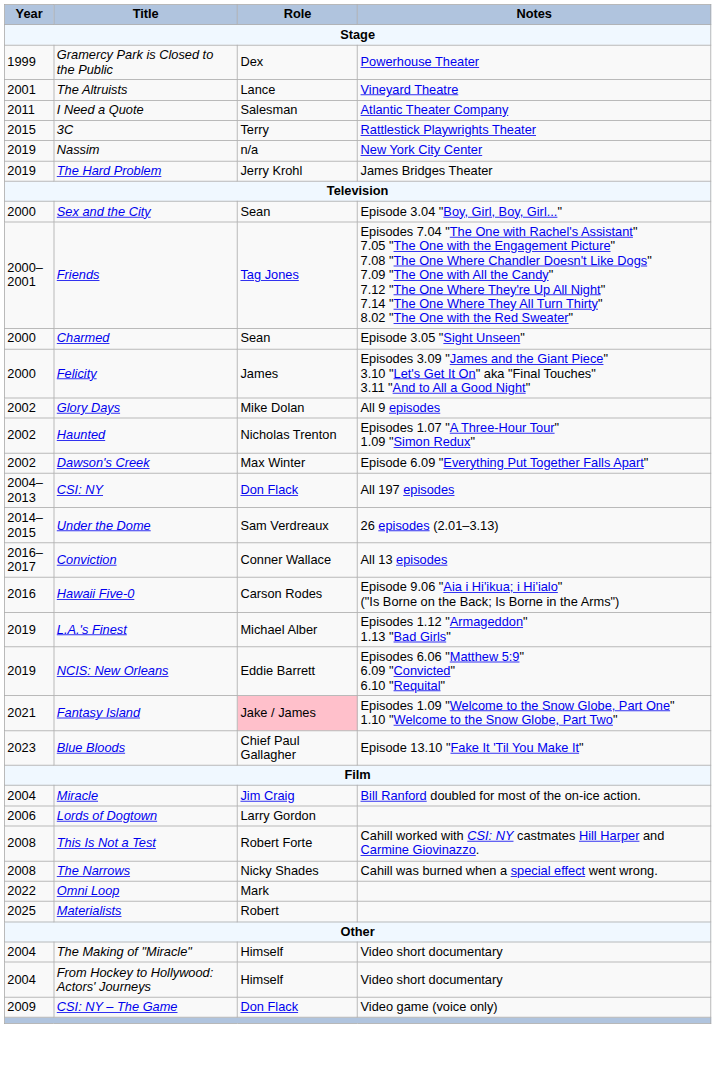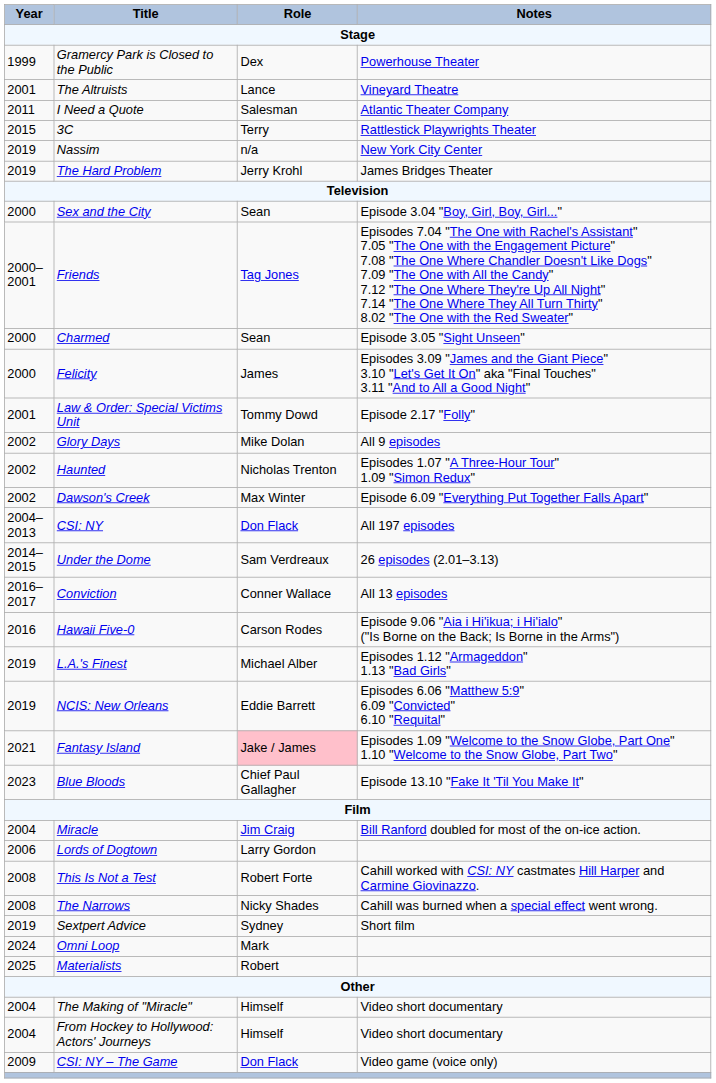+ row: (140, 415)
+ row: (101, 926)
(22, 891) 2022 -> (22, 946) 2024
